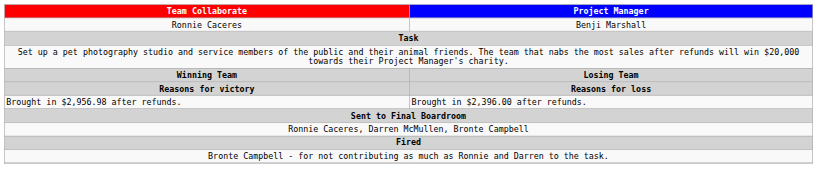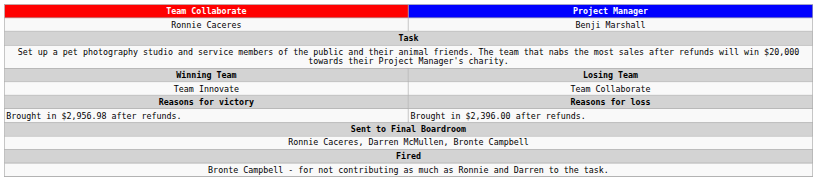+ row: (206, 88)
